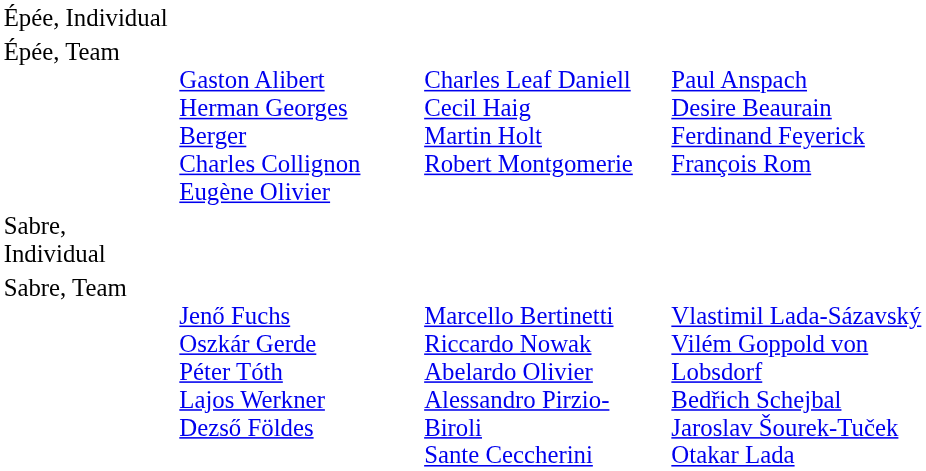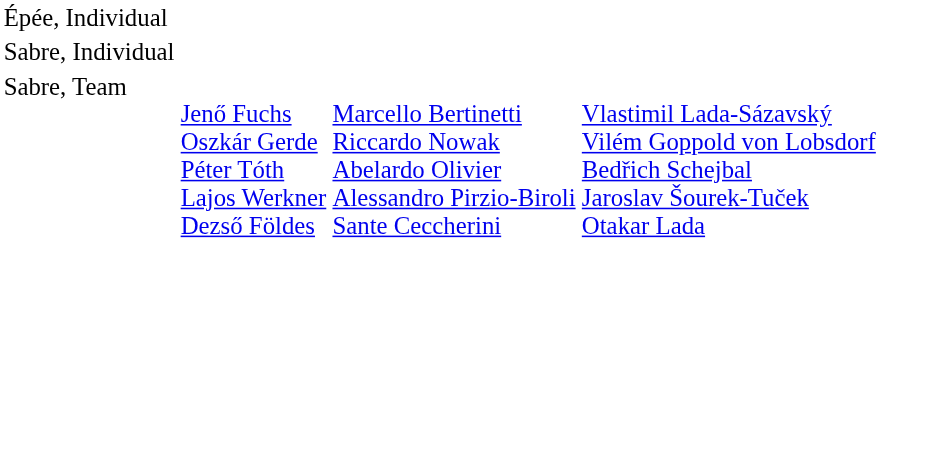- row: (62, 52)
